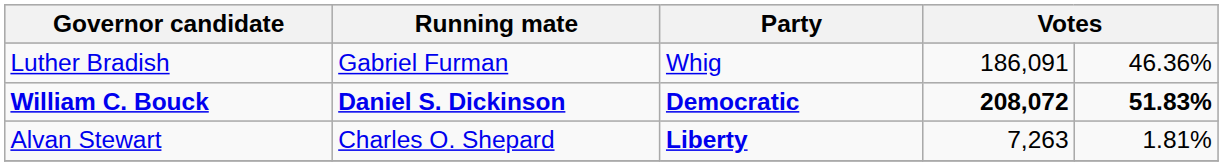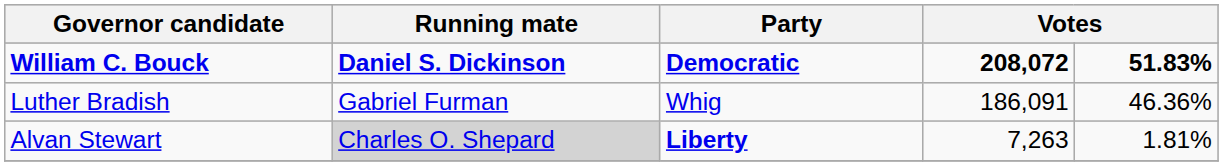rows swapped: (110, 101) <-> (90, 62)
(446, 140) no background -> (446, 140) lightgrey background
